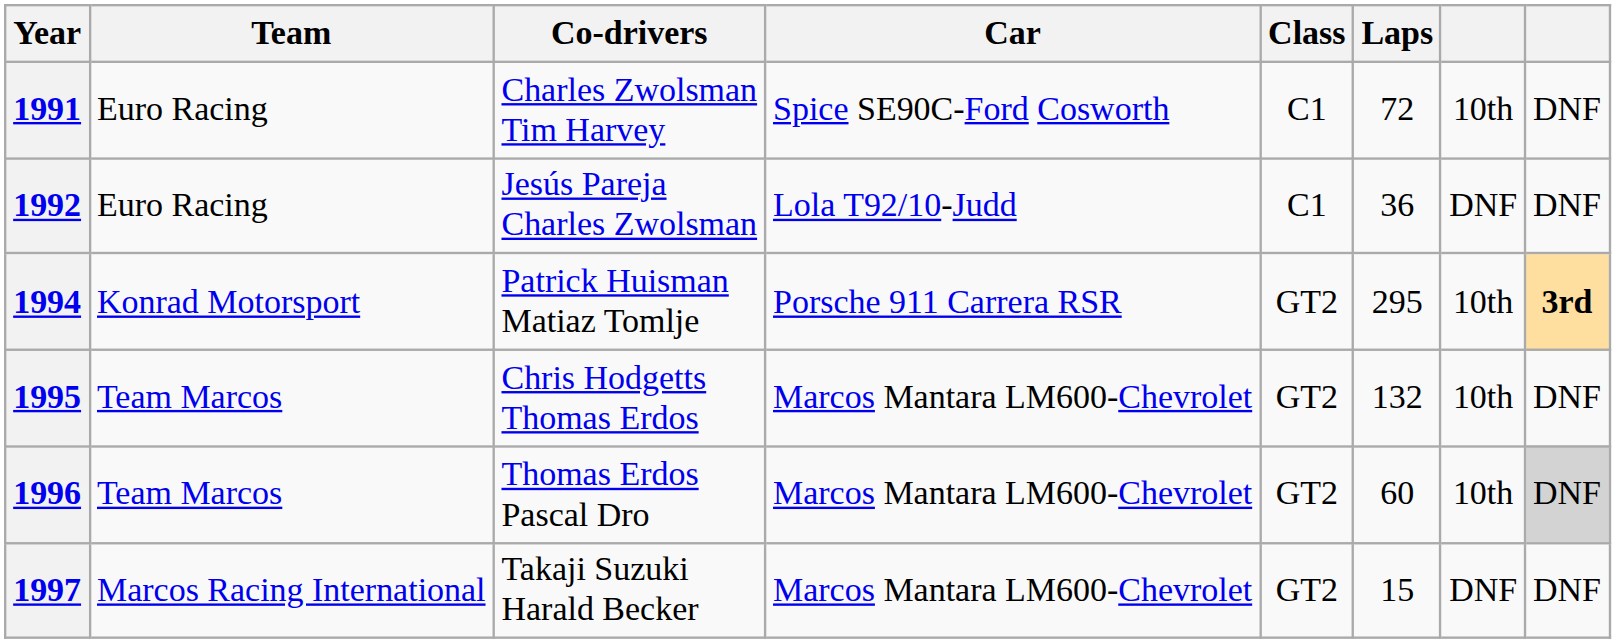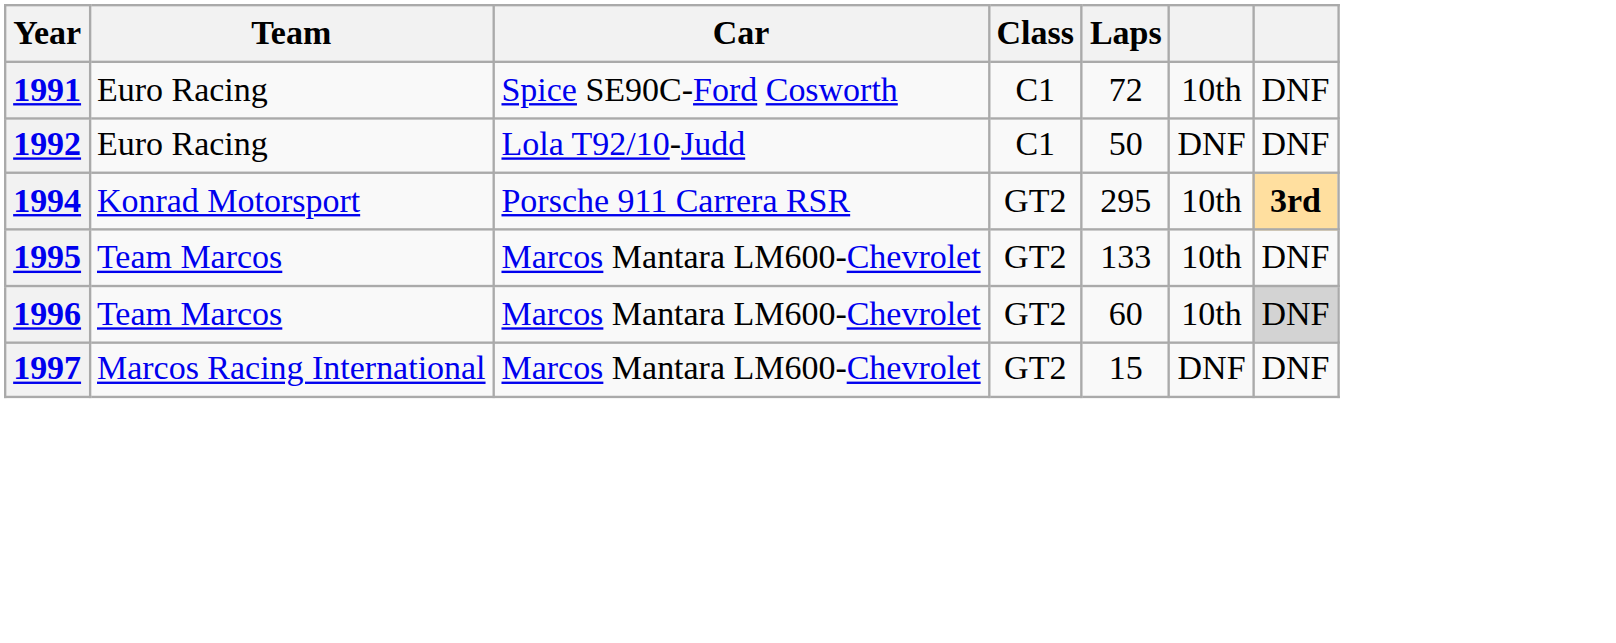- column: (629, 32)
(1397, 205) 36 -> (1126, 145) 50
(1397, 397) 132 -> (1126, 257) 133
